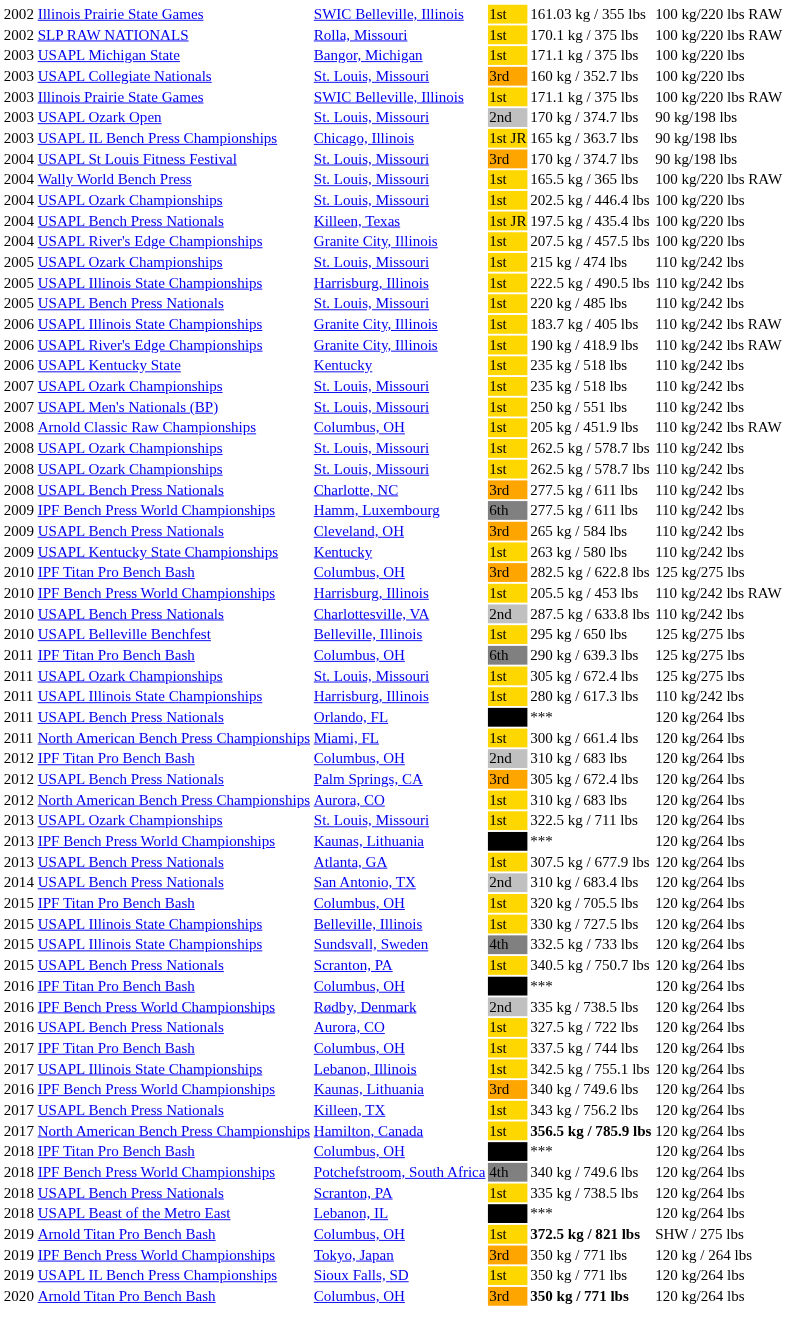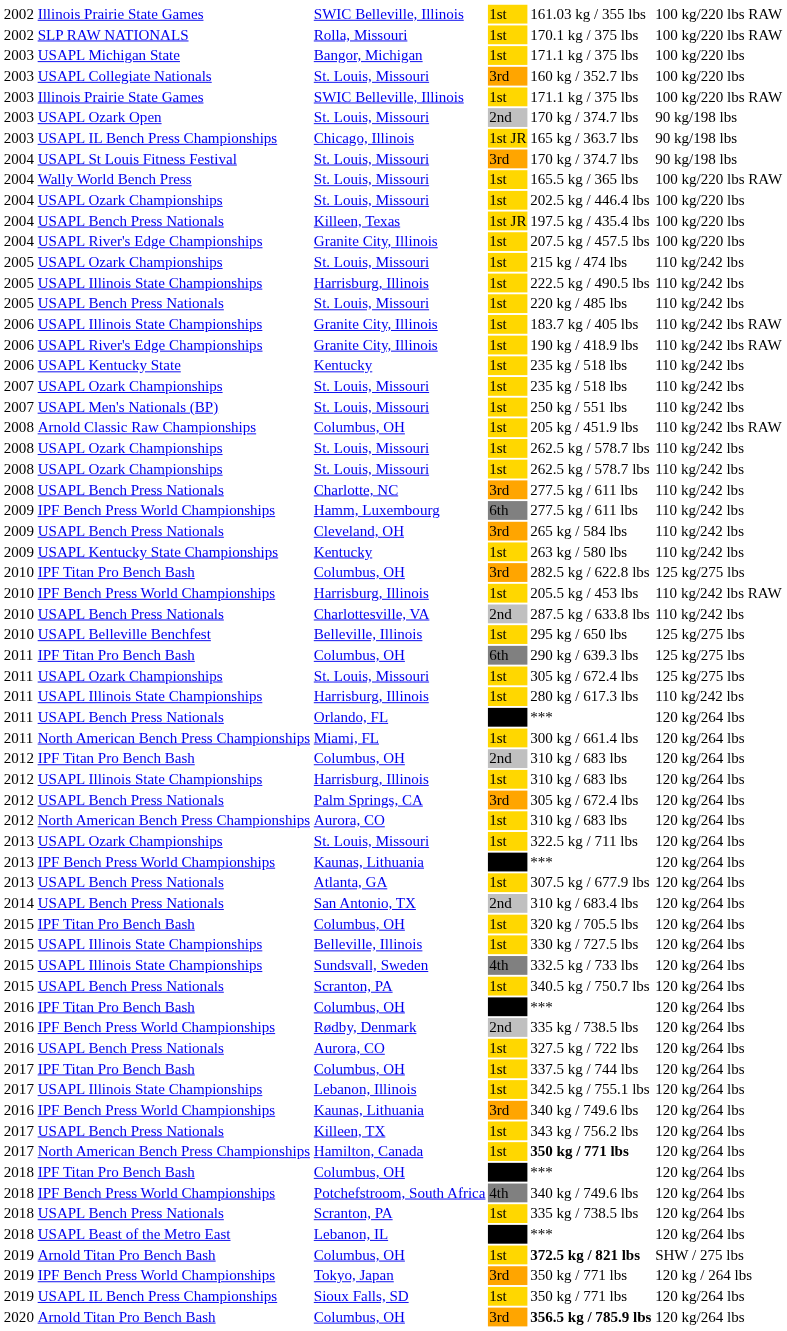+ row: (19, 779)
(591, 1130) 356.5 kg / 785.9 lbs -> (580, 1151) 350 kg / 771 lbs
(580, 1296) 350 kg / 771 lbs -> (591, 1317) 356.5 kg / 785.9 lbs
